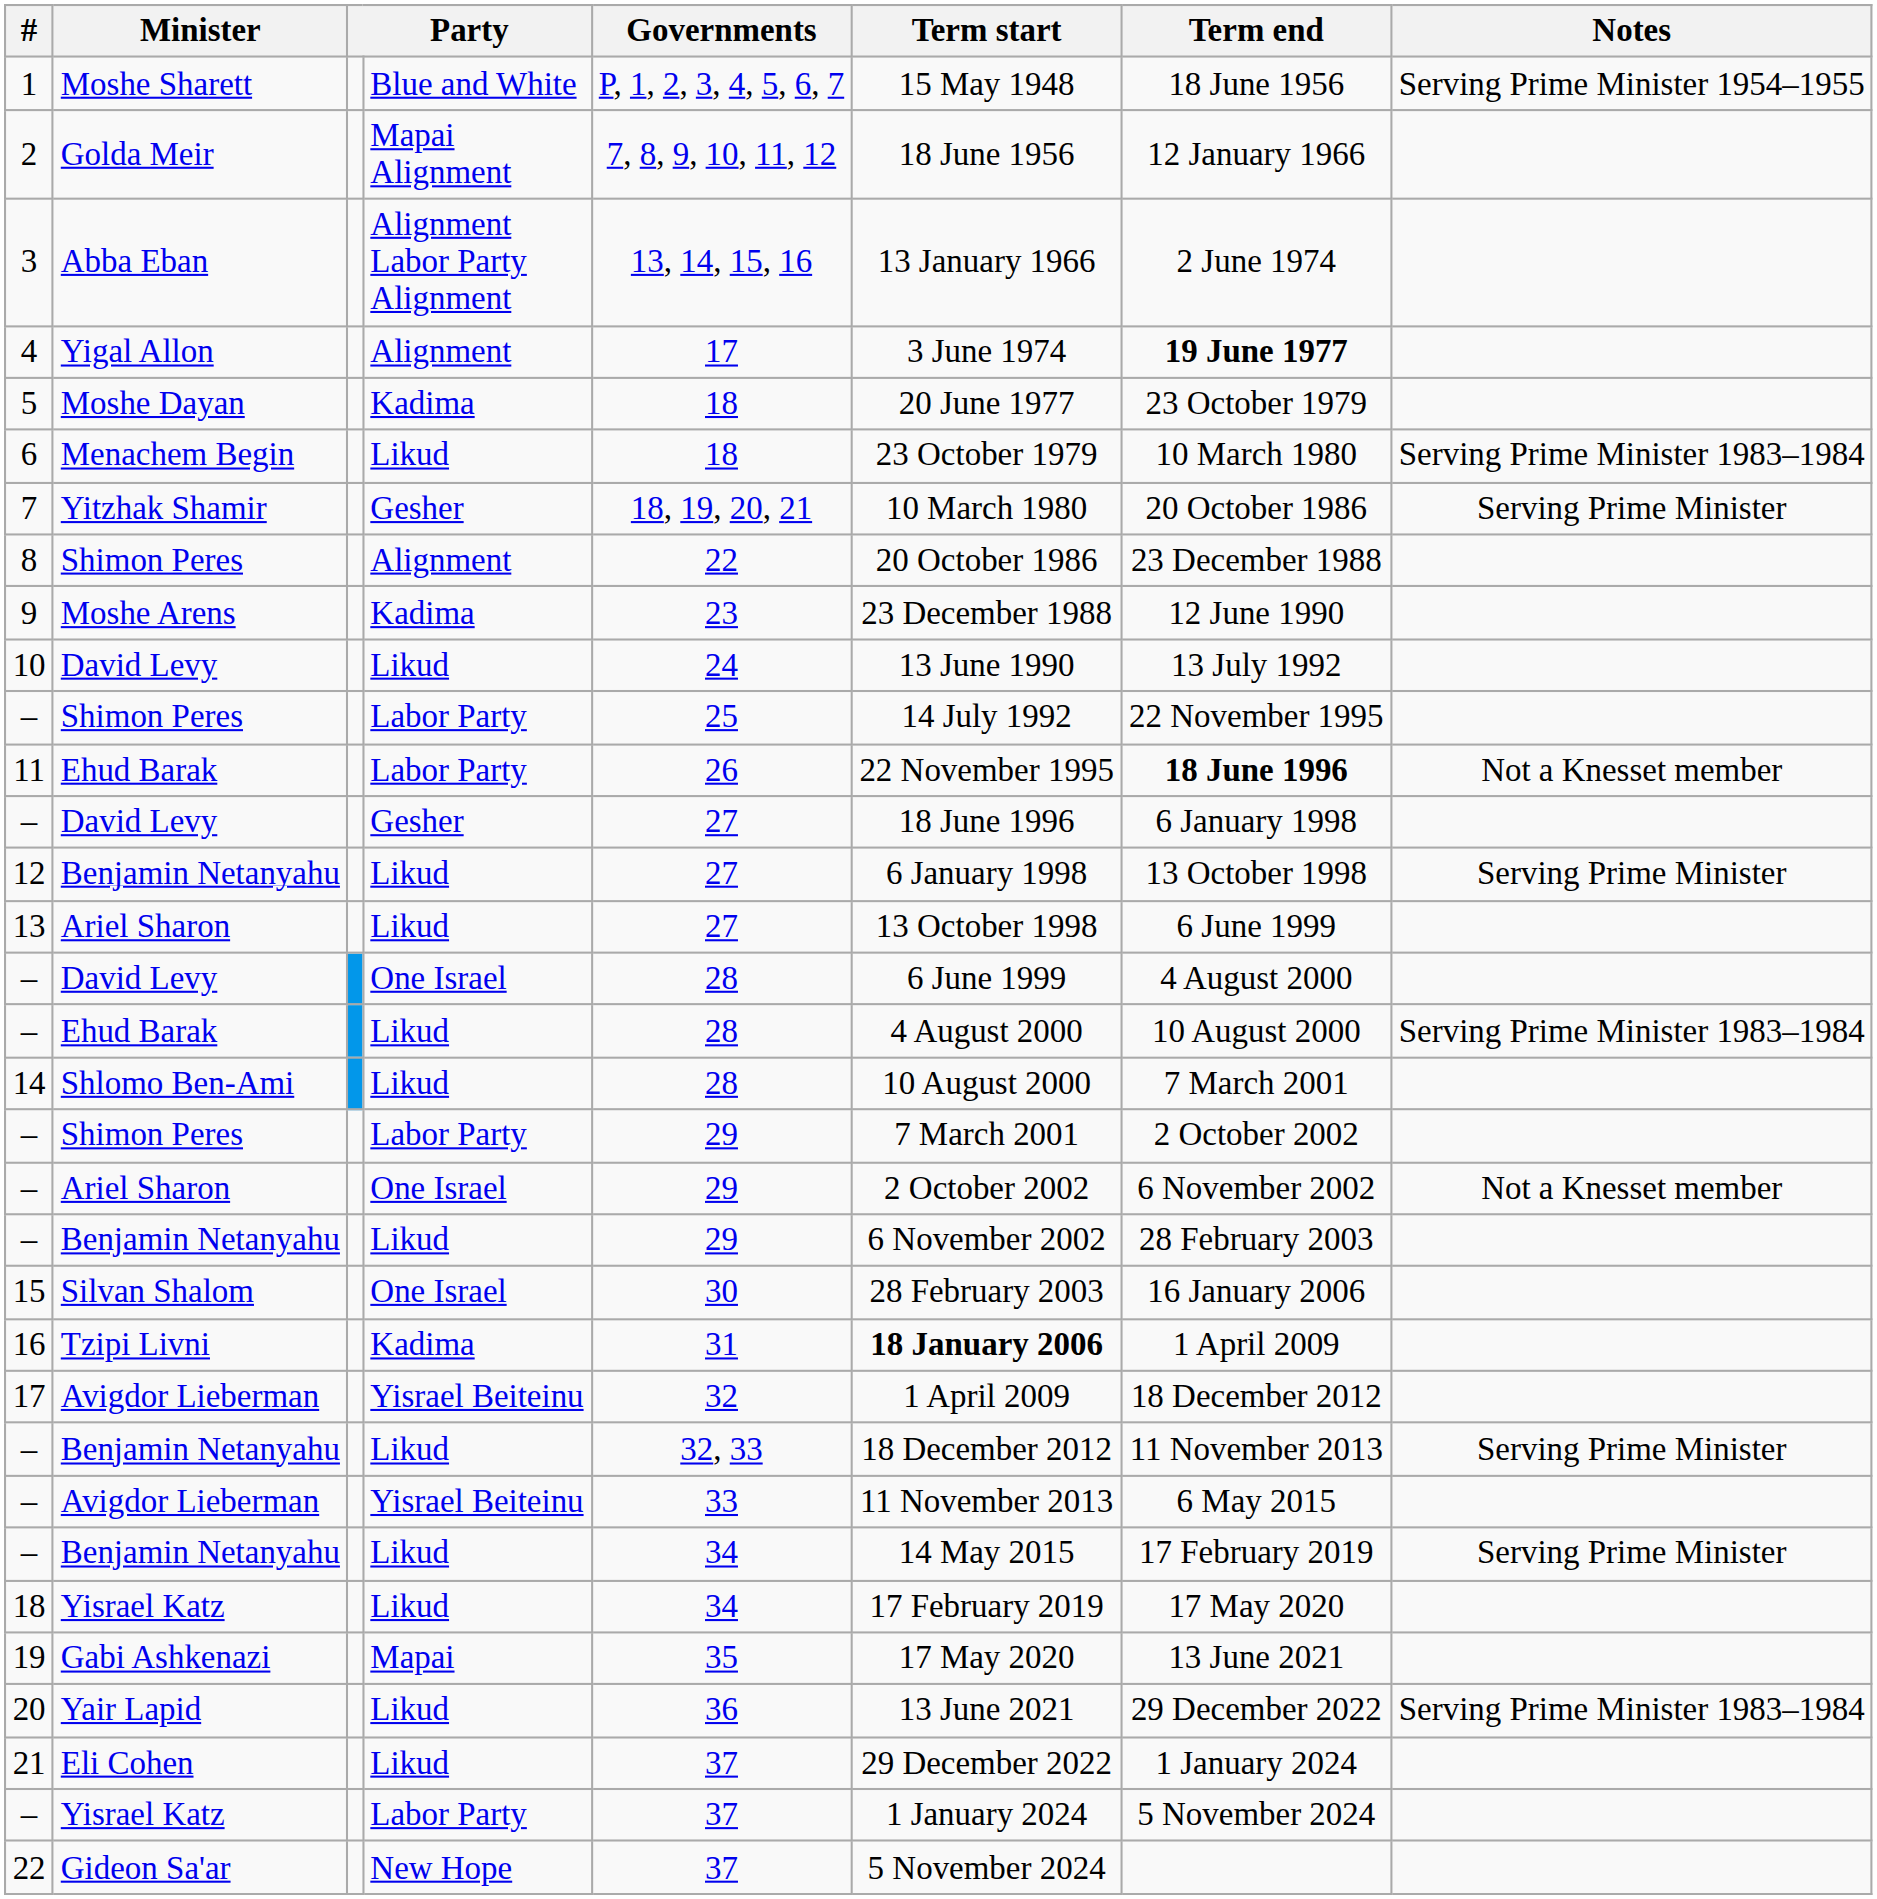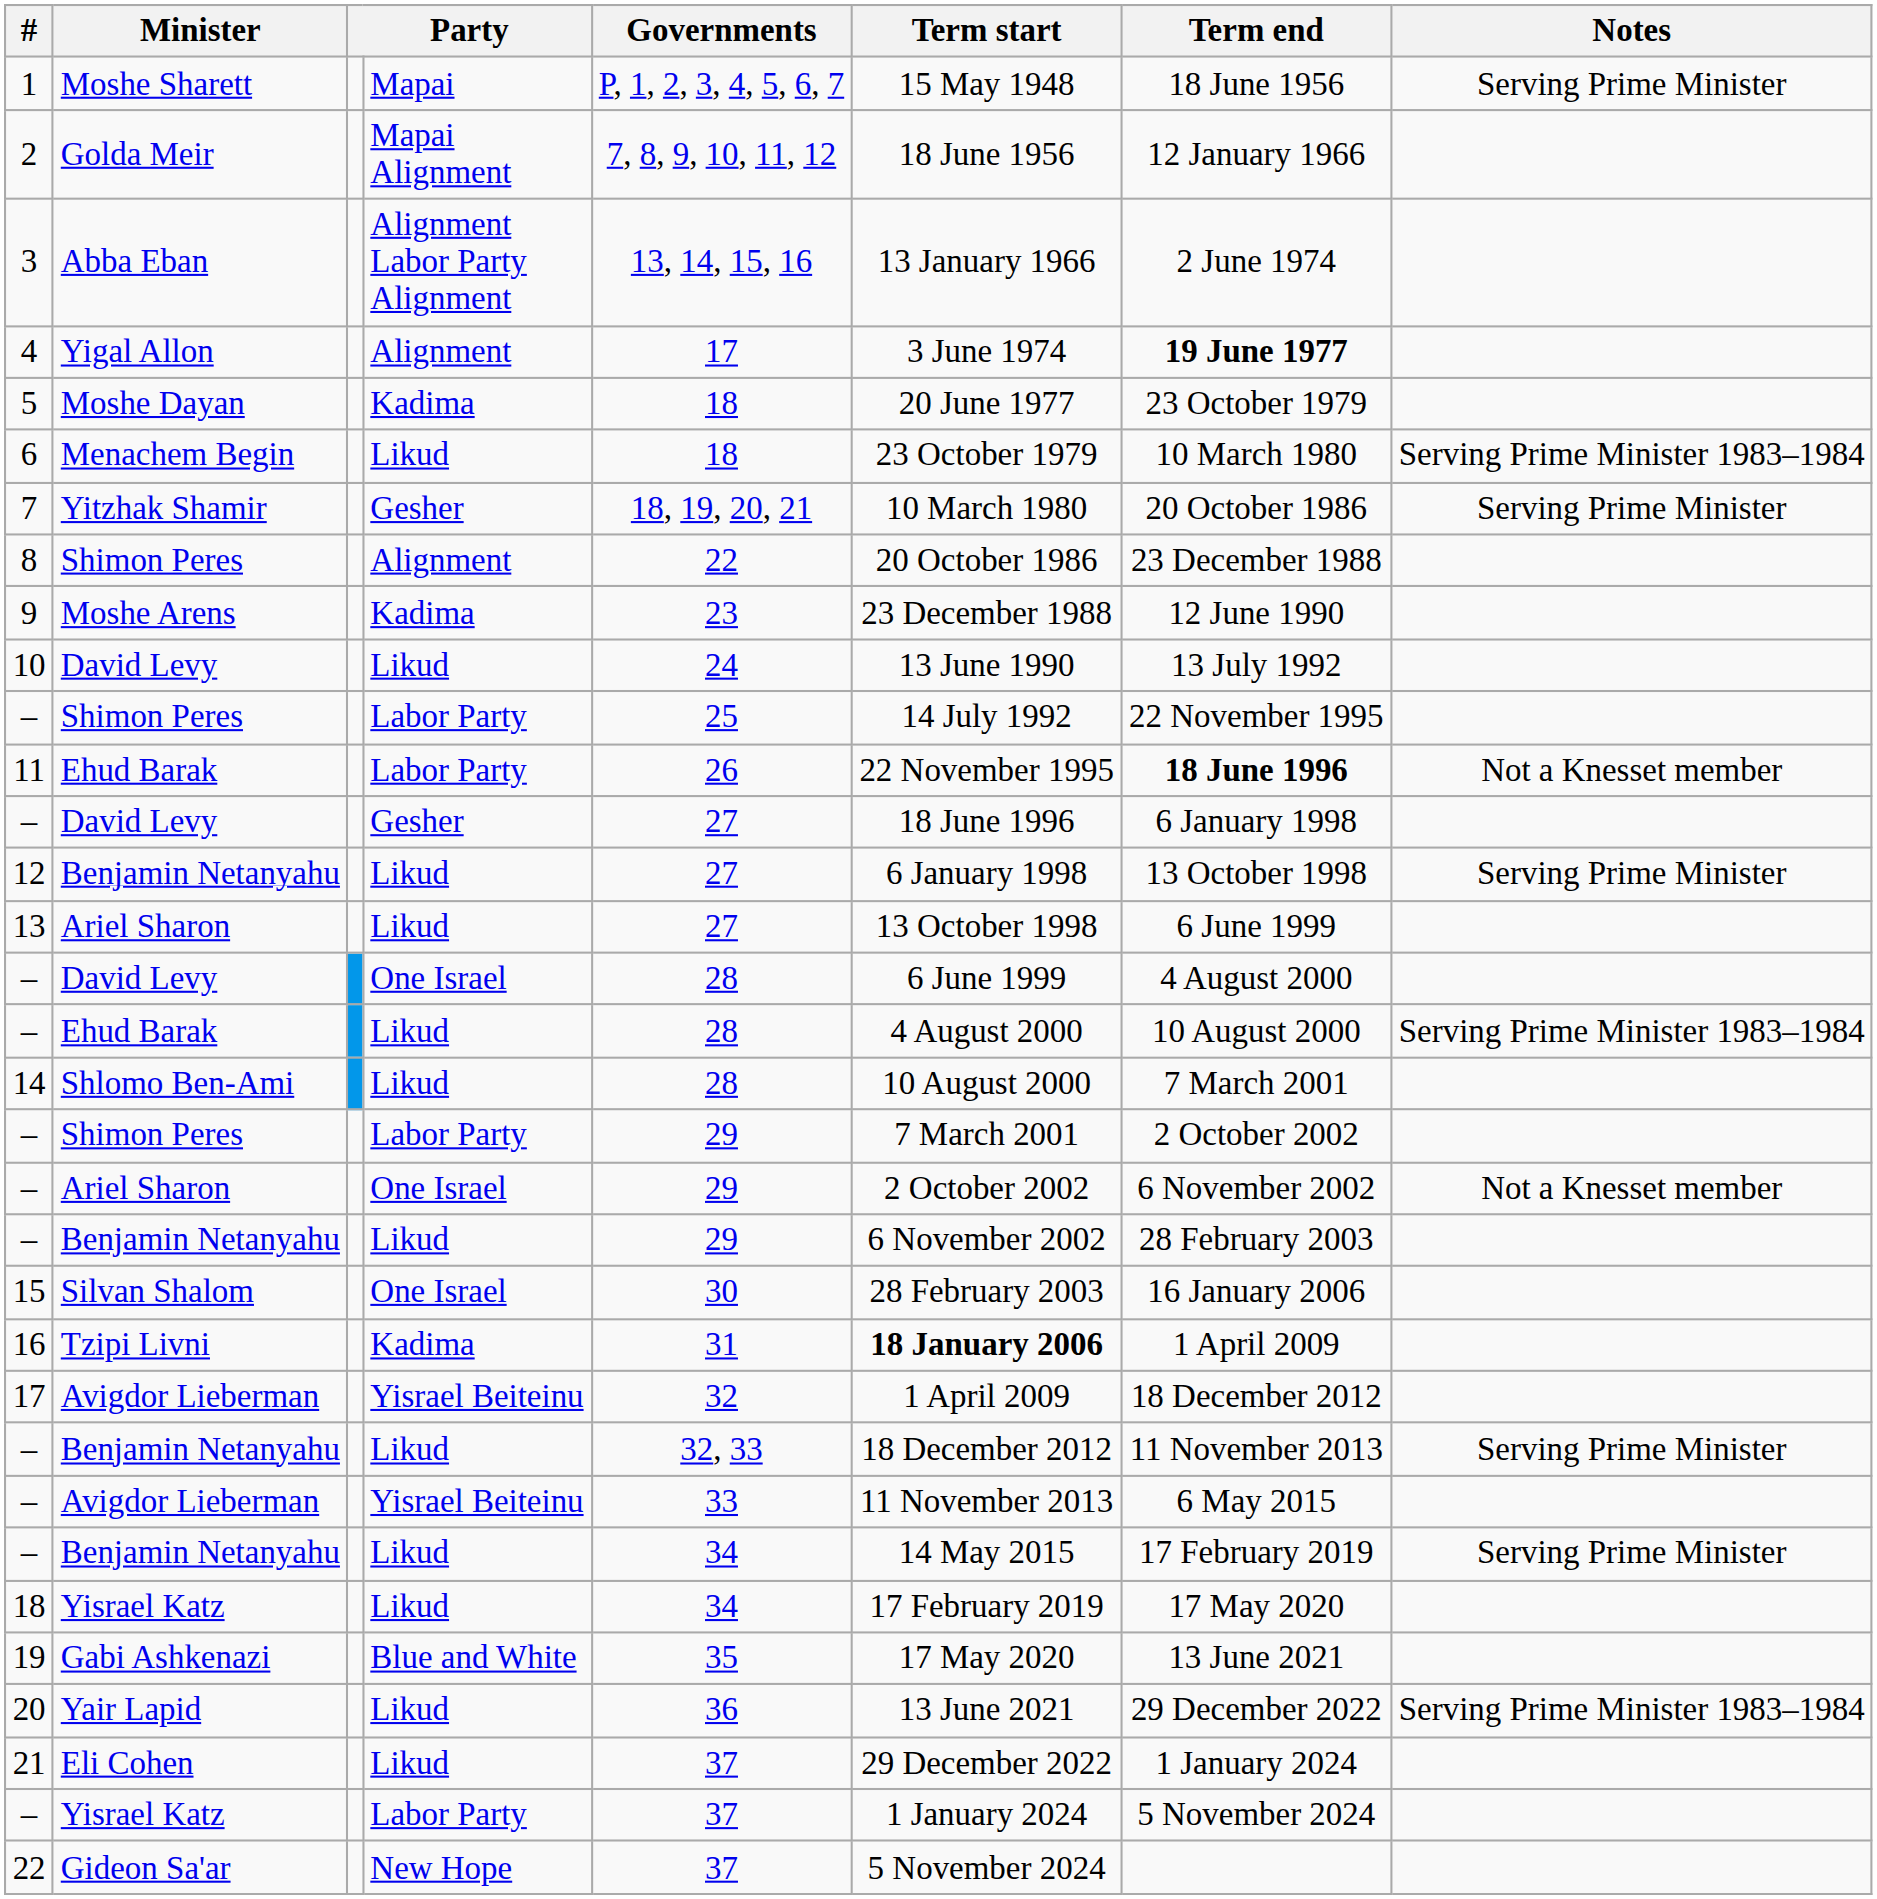(473, 82) Blue and White -> (412, 82) Mapai
(1632, 82) Serving Prime Minister 1954–1955 -> (1632, 82) Serving Prime Minister
(412, 1657) Mapai -> (473, 1657) Blue and White
